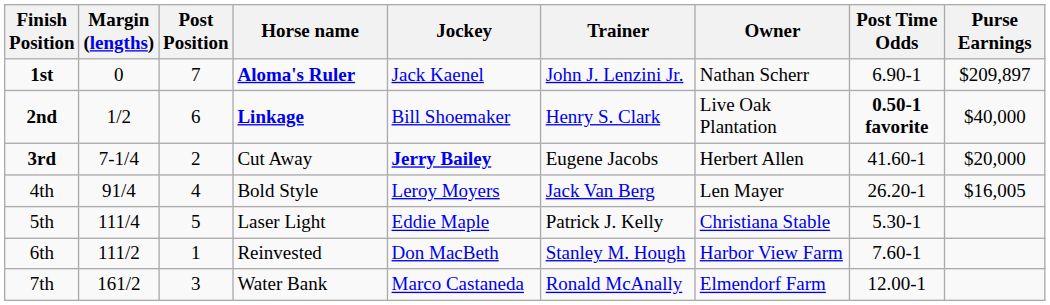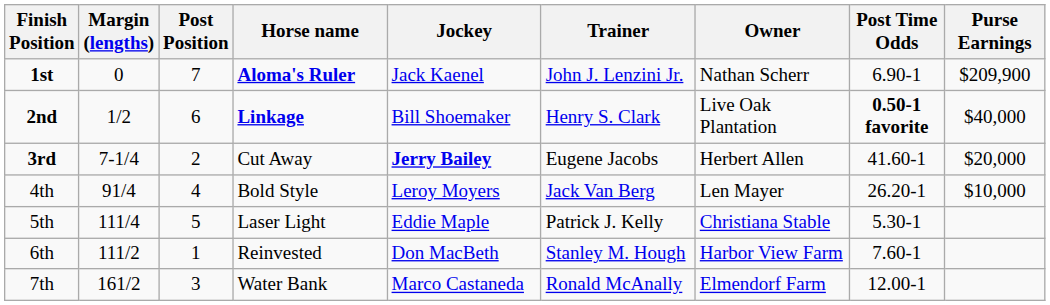(995, 74) $209,897 -> (995, 74) $209,900
(995, 190) $16,005 -> (995, 190) $10,000
